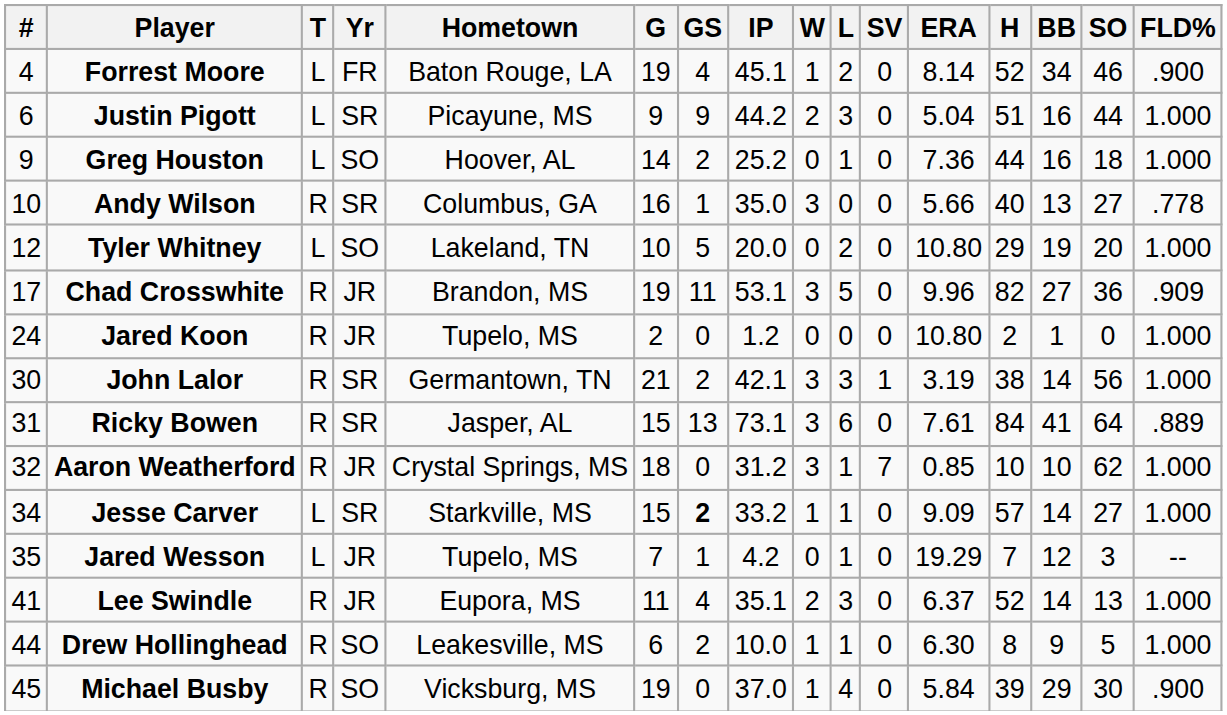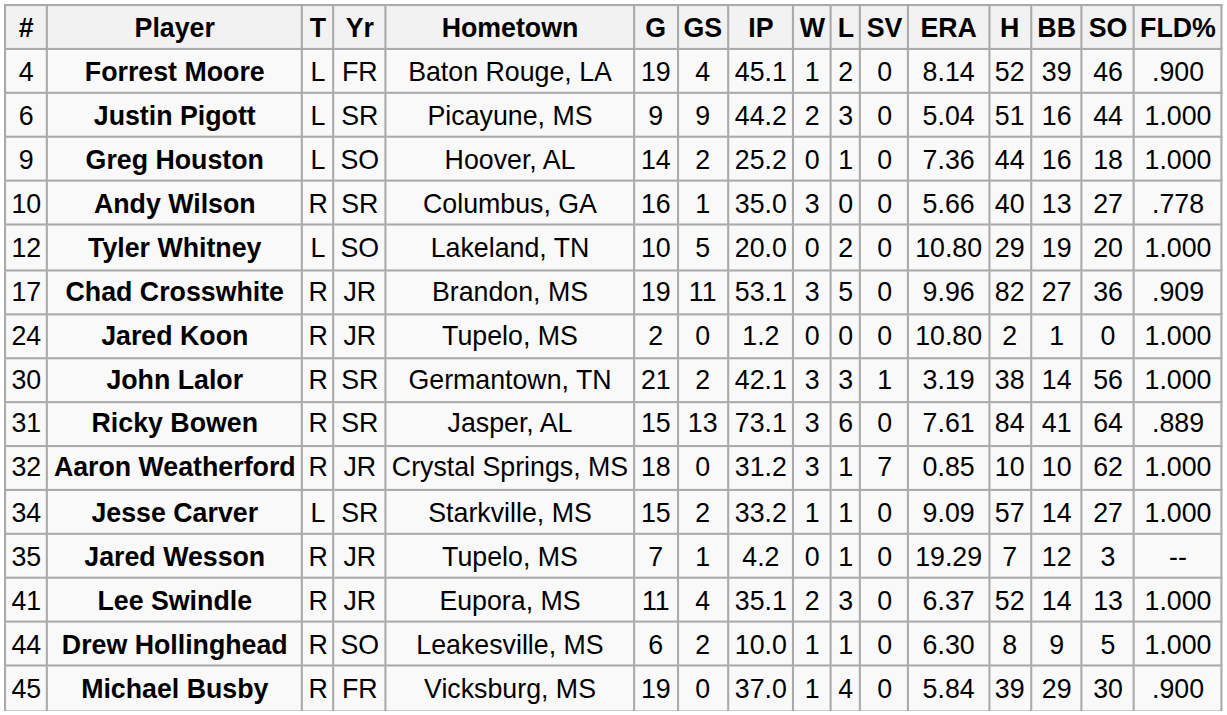(1057, 71) 34 -> (1057, 71) 39
(703, 512) bold -> (703, 512) normal
(318, 556) L -> (318, 556) R
(360, 688) SO -> (360, 688) FR
